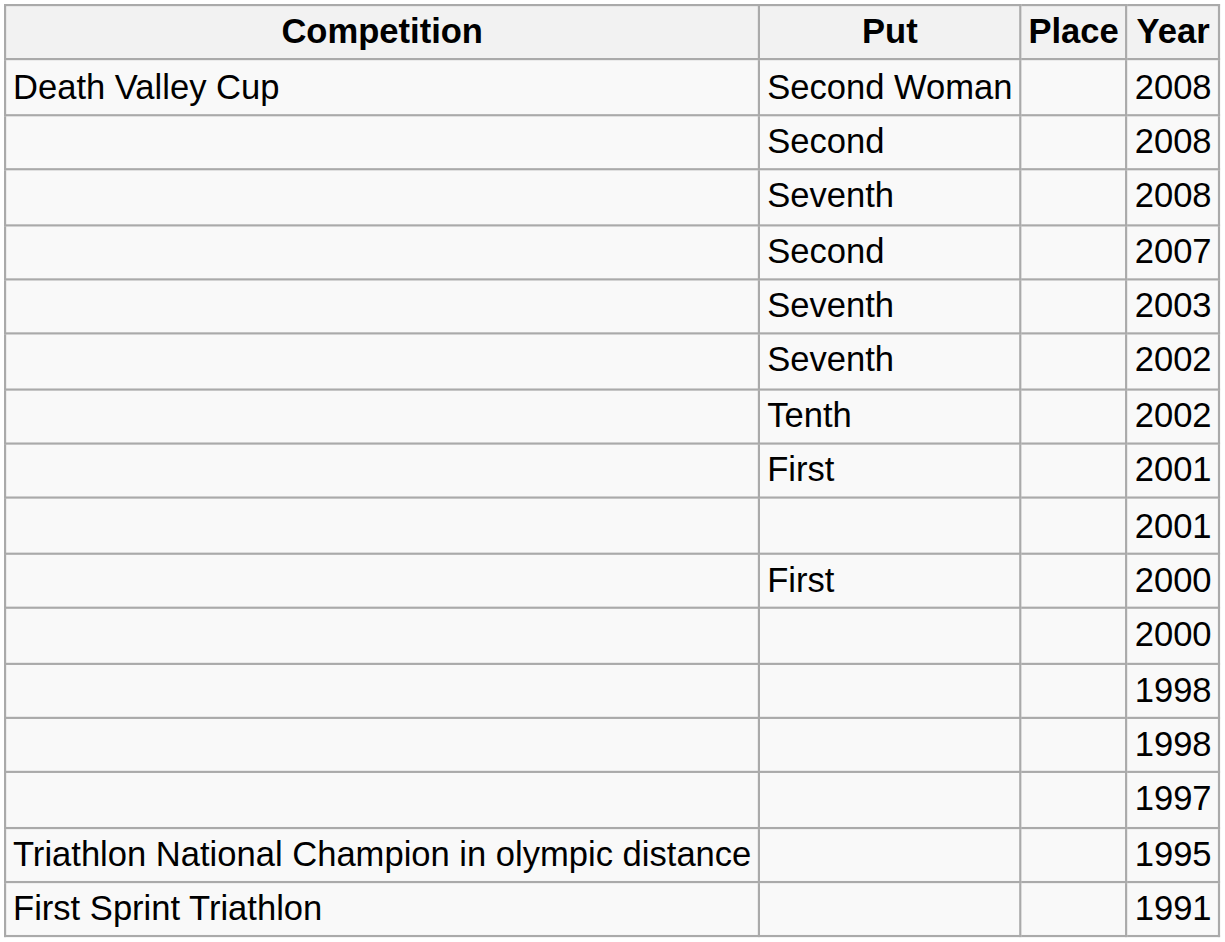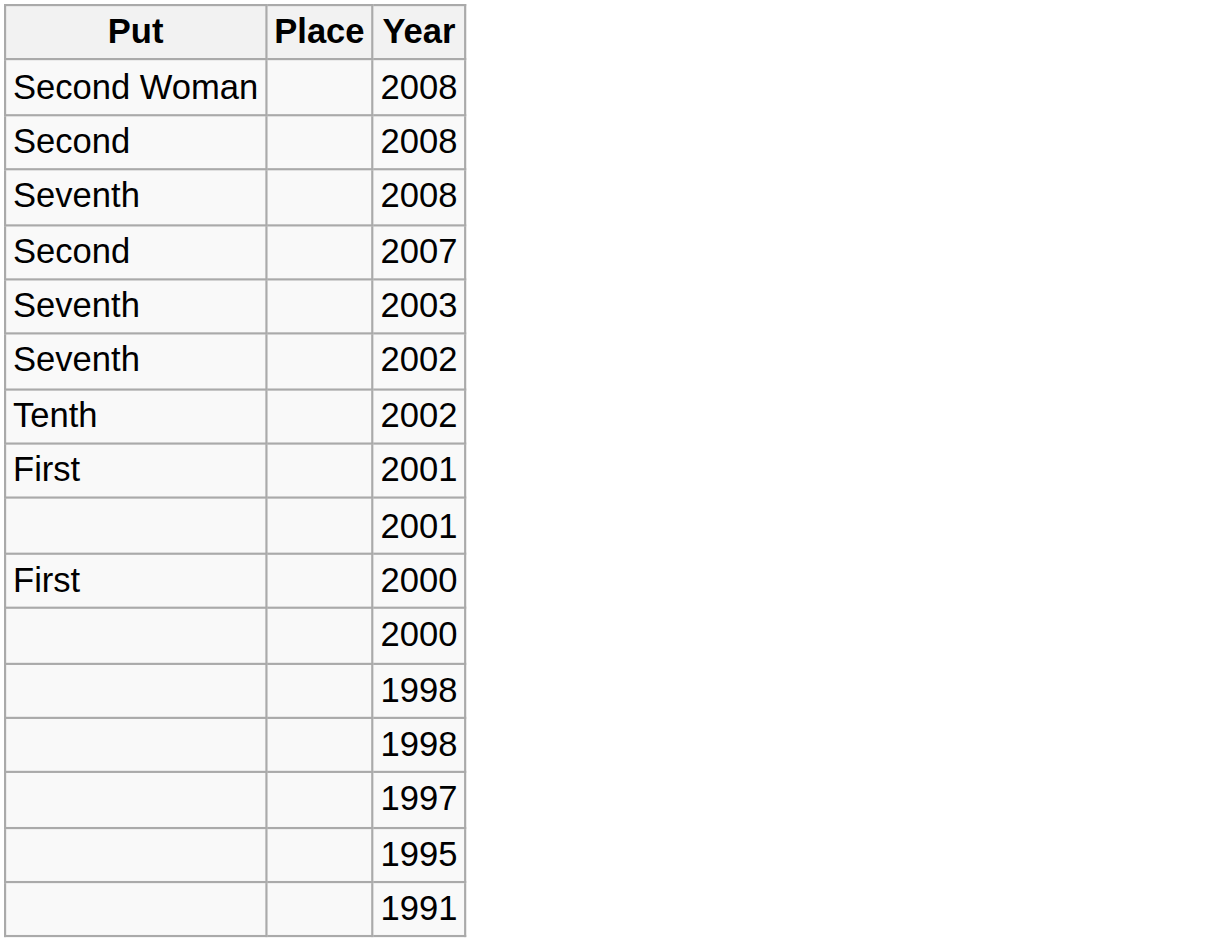- column: (382, 31)
